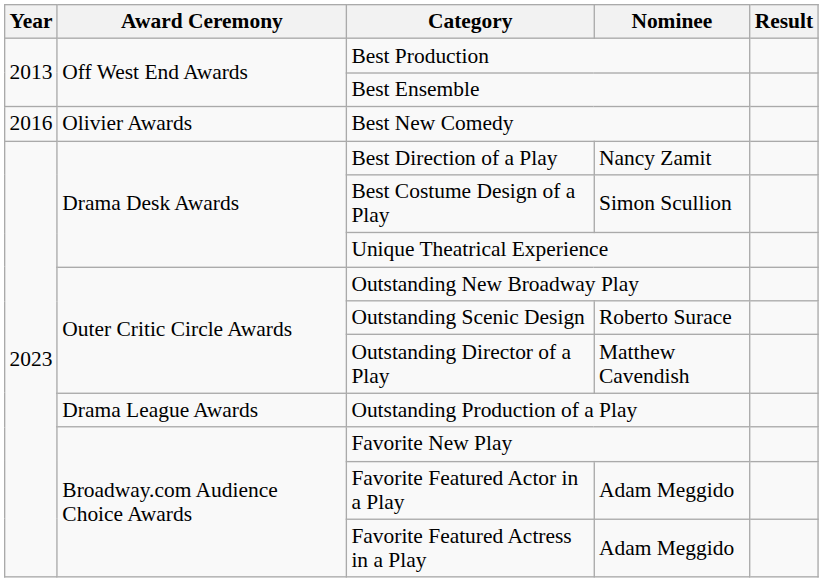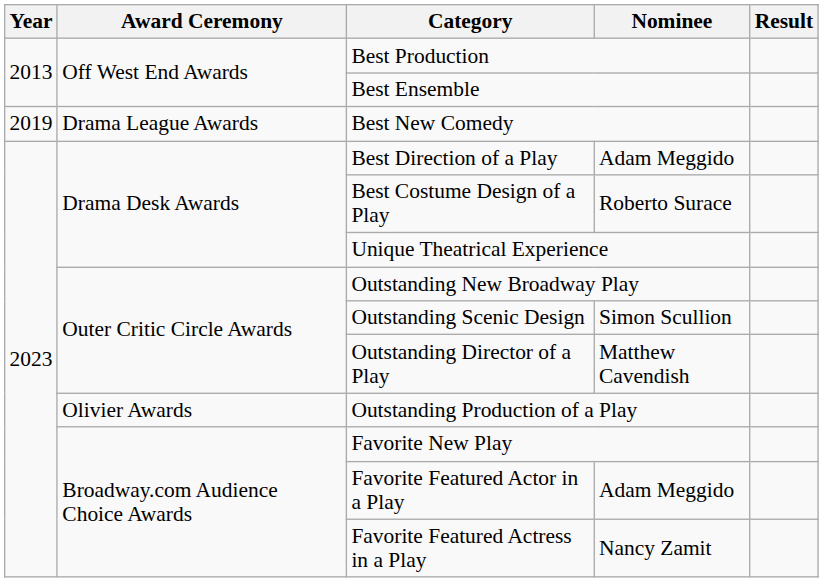(31, 123) 2016 -> (31, 123) 2019
(127, 123) Olivier Awards -> (160, 123) Drama League Awards
(655, 157) Nancy Zamit -> (667, 157) Adam Meggido
(665, 203) Simon Scullion -> (665, 203) Roberto Surace
(665, 317) Roberto Surace -> (665, 317) Simon Scullion
(160, 409) Drama League Awards -> (127, 409) Olivier Awards
(667, 547) Adam Meggido -> (655, 547) Nancy Zamit
